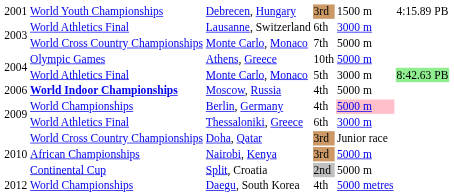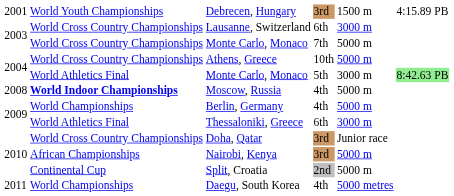(80, 27) World Athletics Final -> (117, 27) World Cross Country Championships
(68, 59) Olympic Games -> (117, 59) World Cross Country Championships
(16, 90) 2006 -> (16, 90) 2008
(354, 106) pink background -> (354, 106) no background
(16, 186) 2012 -> (15, 186) 2011
